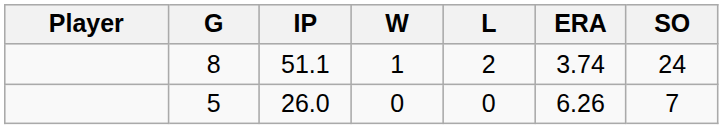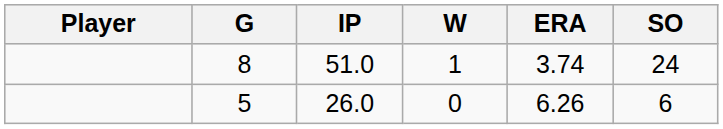- column: (489, 24)
(305, 63) 51.1 -> (350, 63) 51.0
(672, 103) 7 -> (665, 103) 6
